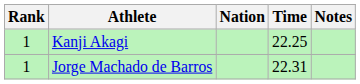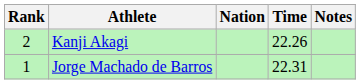(26, 41) 1 -> (26, 41) 2
(290, 41) 22.25 -> (290, 41) 22.26
